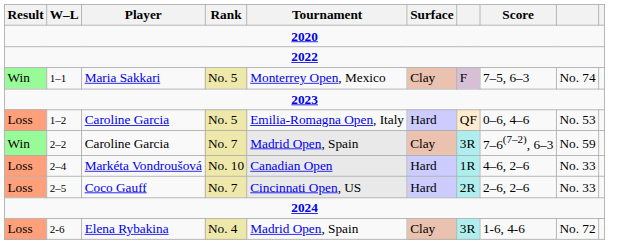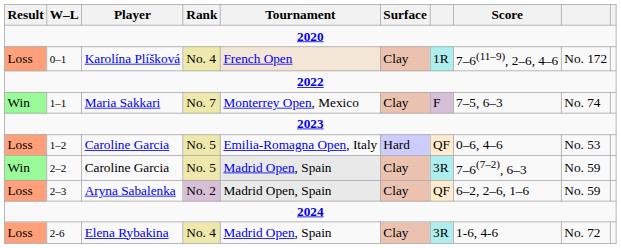+ row: (58, 59)
(223, 78) No. 5 -> (201, 102) No. 7
(223, 143) No. 7 -> (201, 167) No. 5
+ row: (58, 191)
- row: (58, 166)
- row: (58, 187)
